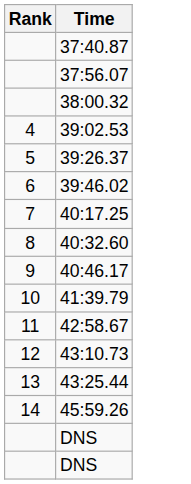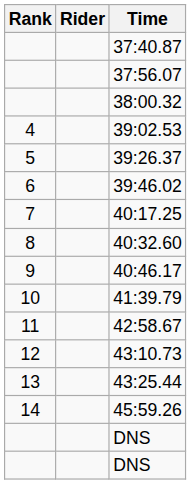+ column: (82, 19)
